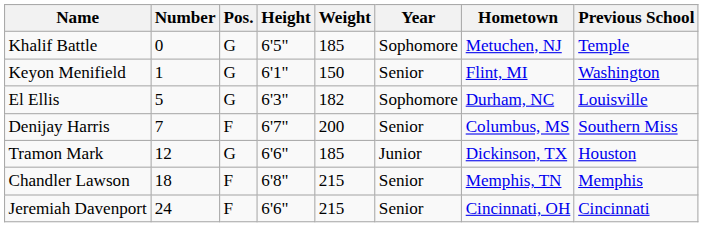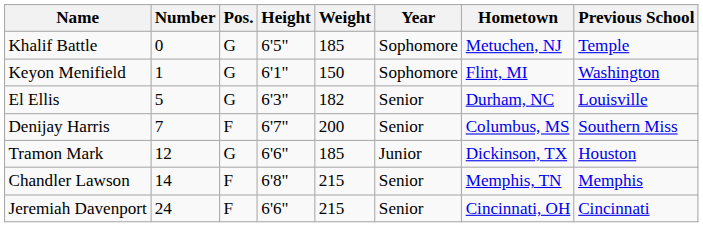(401, 72) Senior -> (418, 72) Sophomore
(418, 99) Sophomore -> (401, 99) Senior
(163, 180) 18 -> (163, 180) 14
